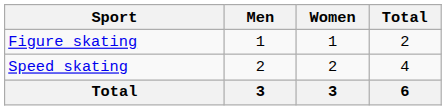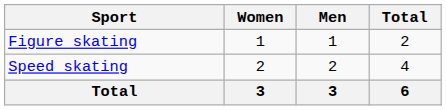columns swapped: (260, 17) <-> (333, 17)
